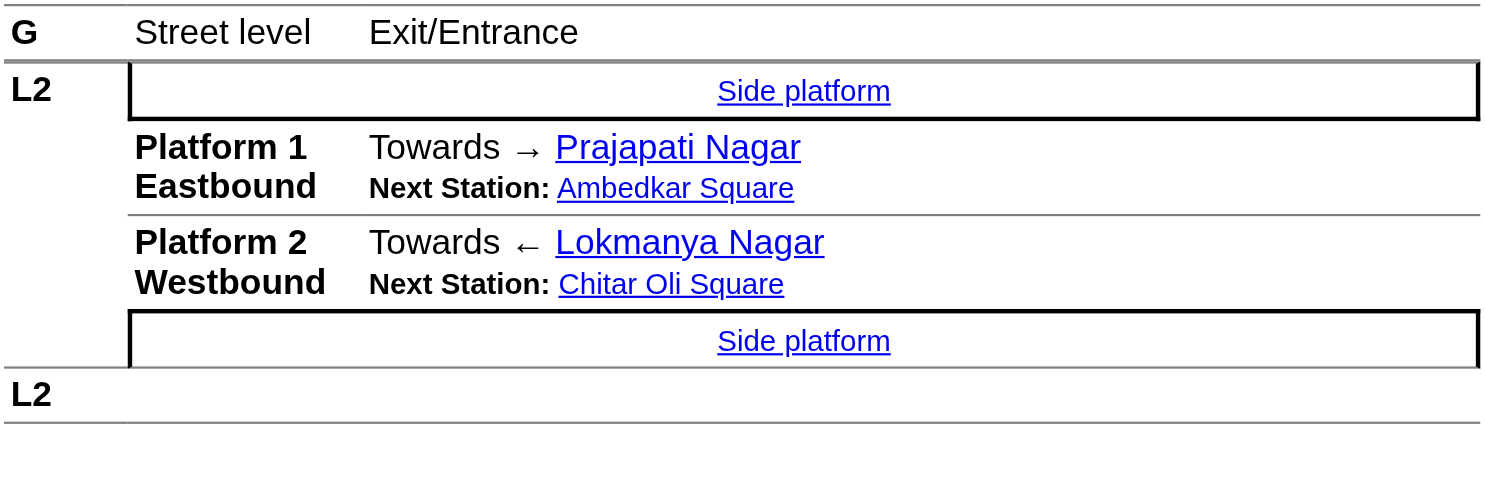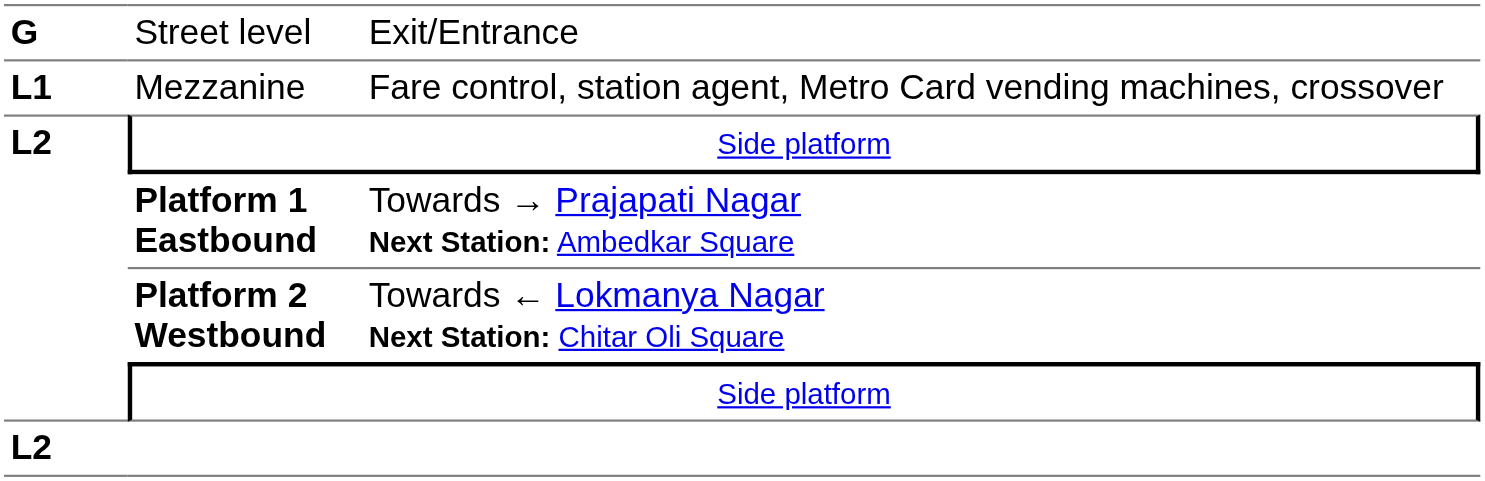+ row: (220, 87)
